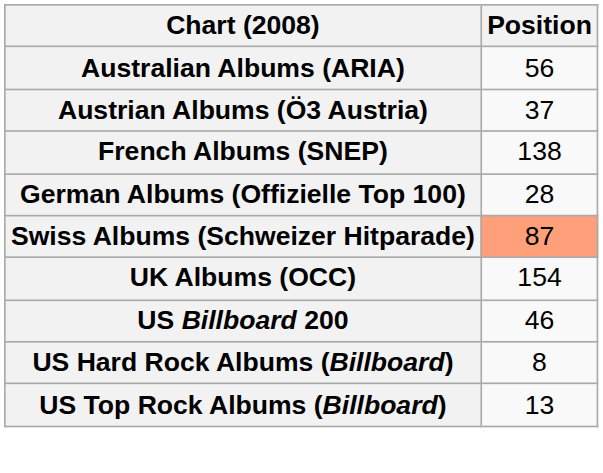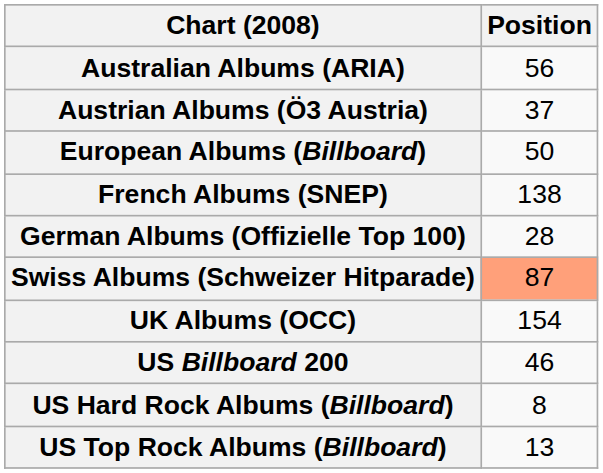+ row: (243, 151)
